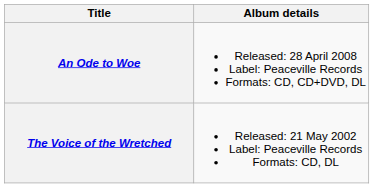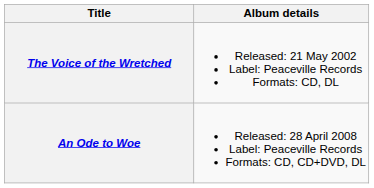rows swapped: (99, 143) <-> (99, 62)
